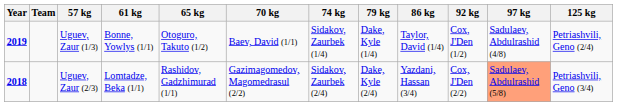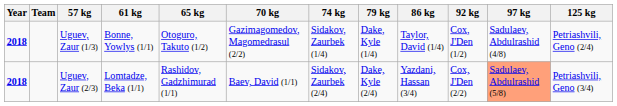(17, 41) 2019 -> (17, 41) 2018
(263, 41) Baev, David (1/1) -> (264, 41) Gazimagomedov, Magomedrasul (2/2)
(264, 82) Gazimagomedov, Magomedrasul (2/2) -> (263, 82) Baev, David (1/1)
